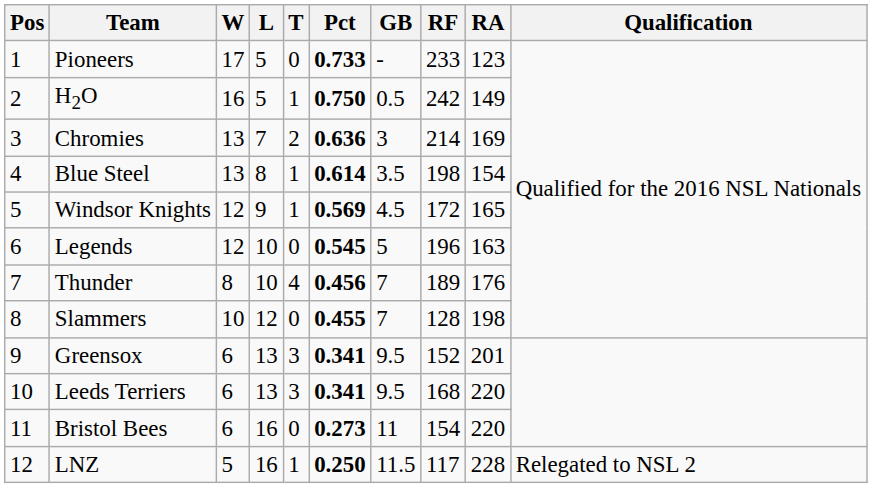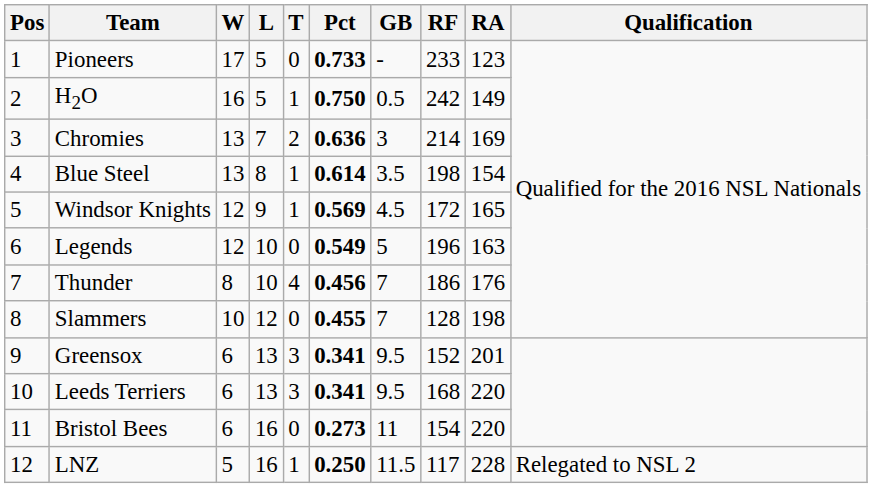(340, 246) 0.545 -> (340, 246) 0.549
(443, 282) 189 -> (443, 282) 186
